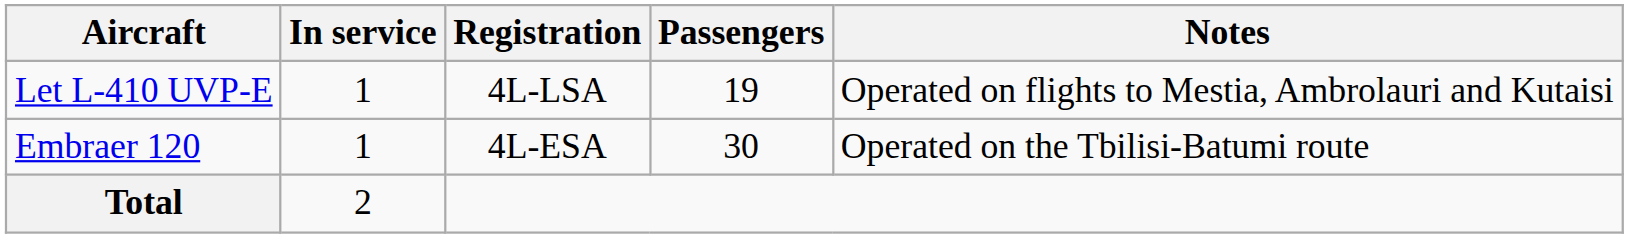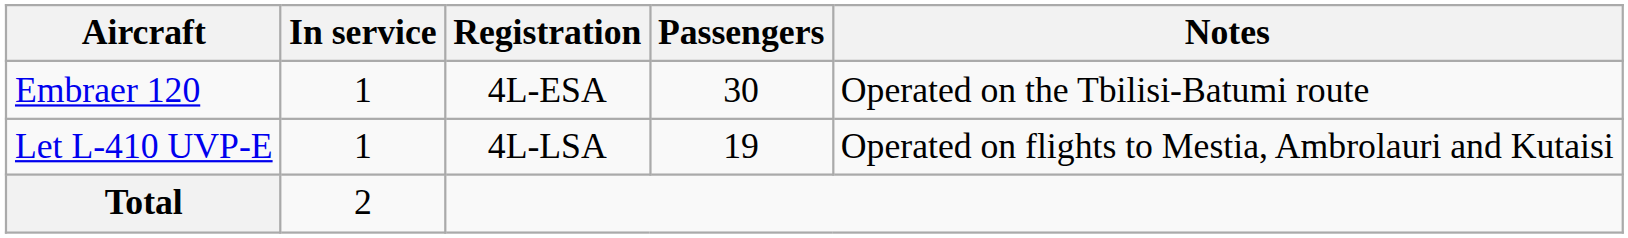rows swapped: (144, 89) <-> (108, 145)
